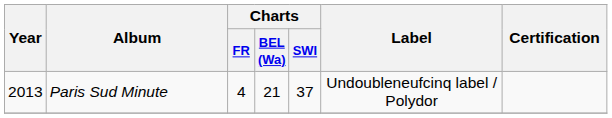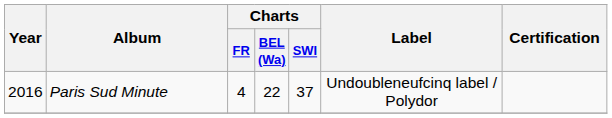(25, 92) 2013 -> (25, 92) 2016
(272, 92) 21 -> (272, 92) 22
